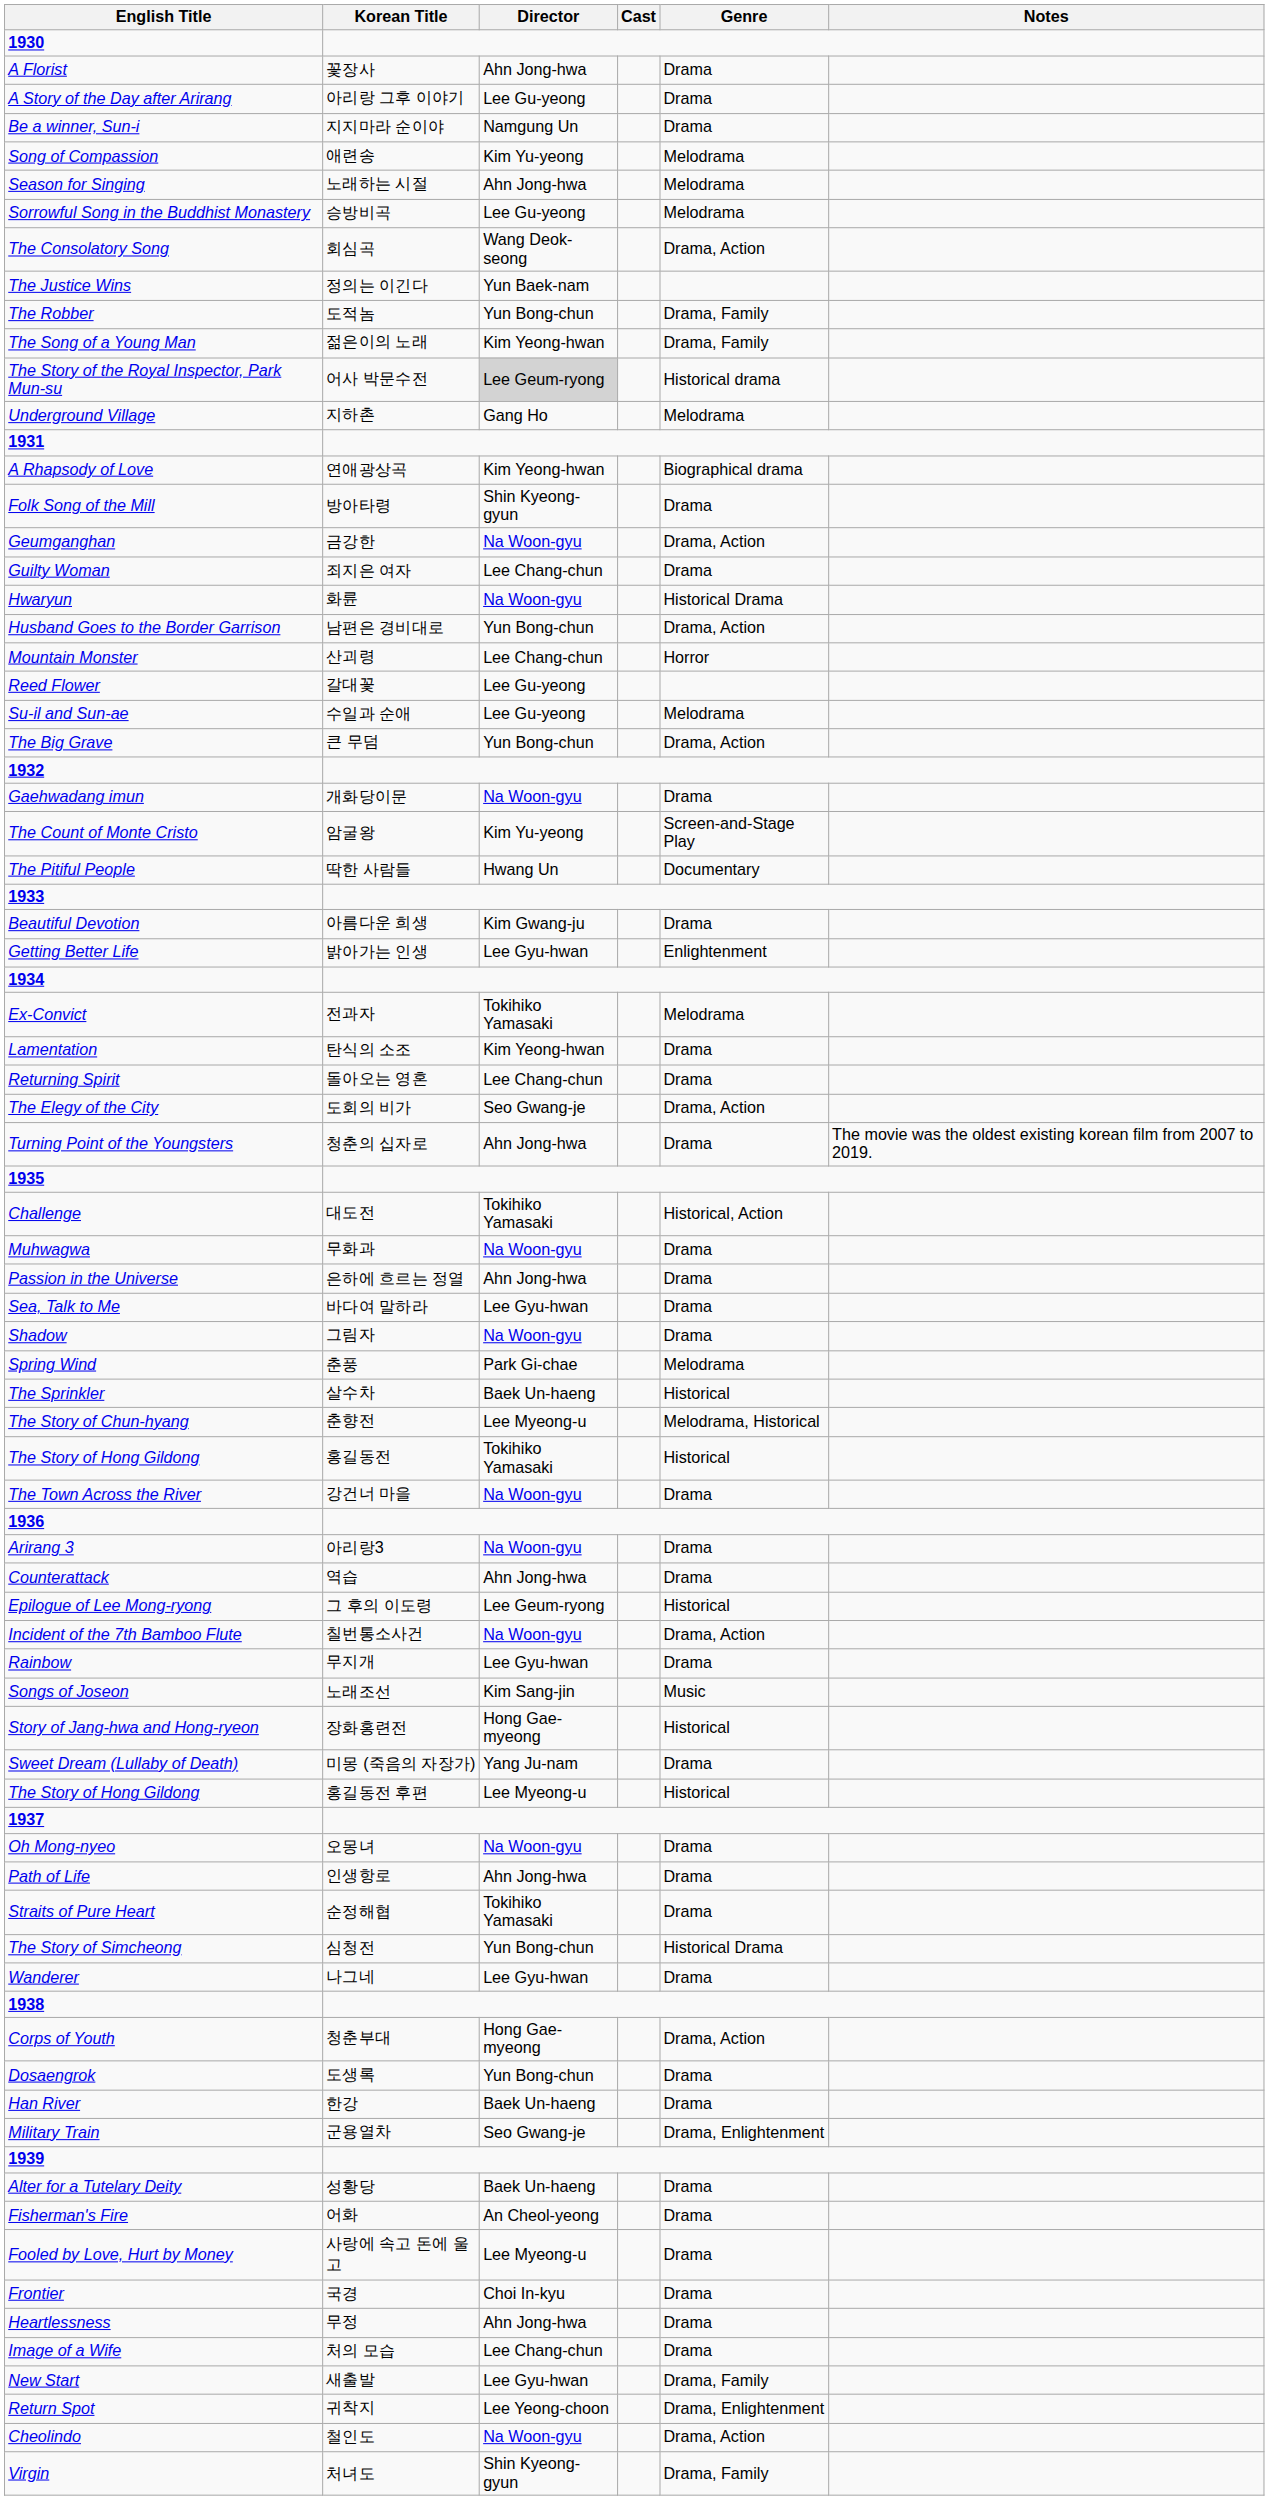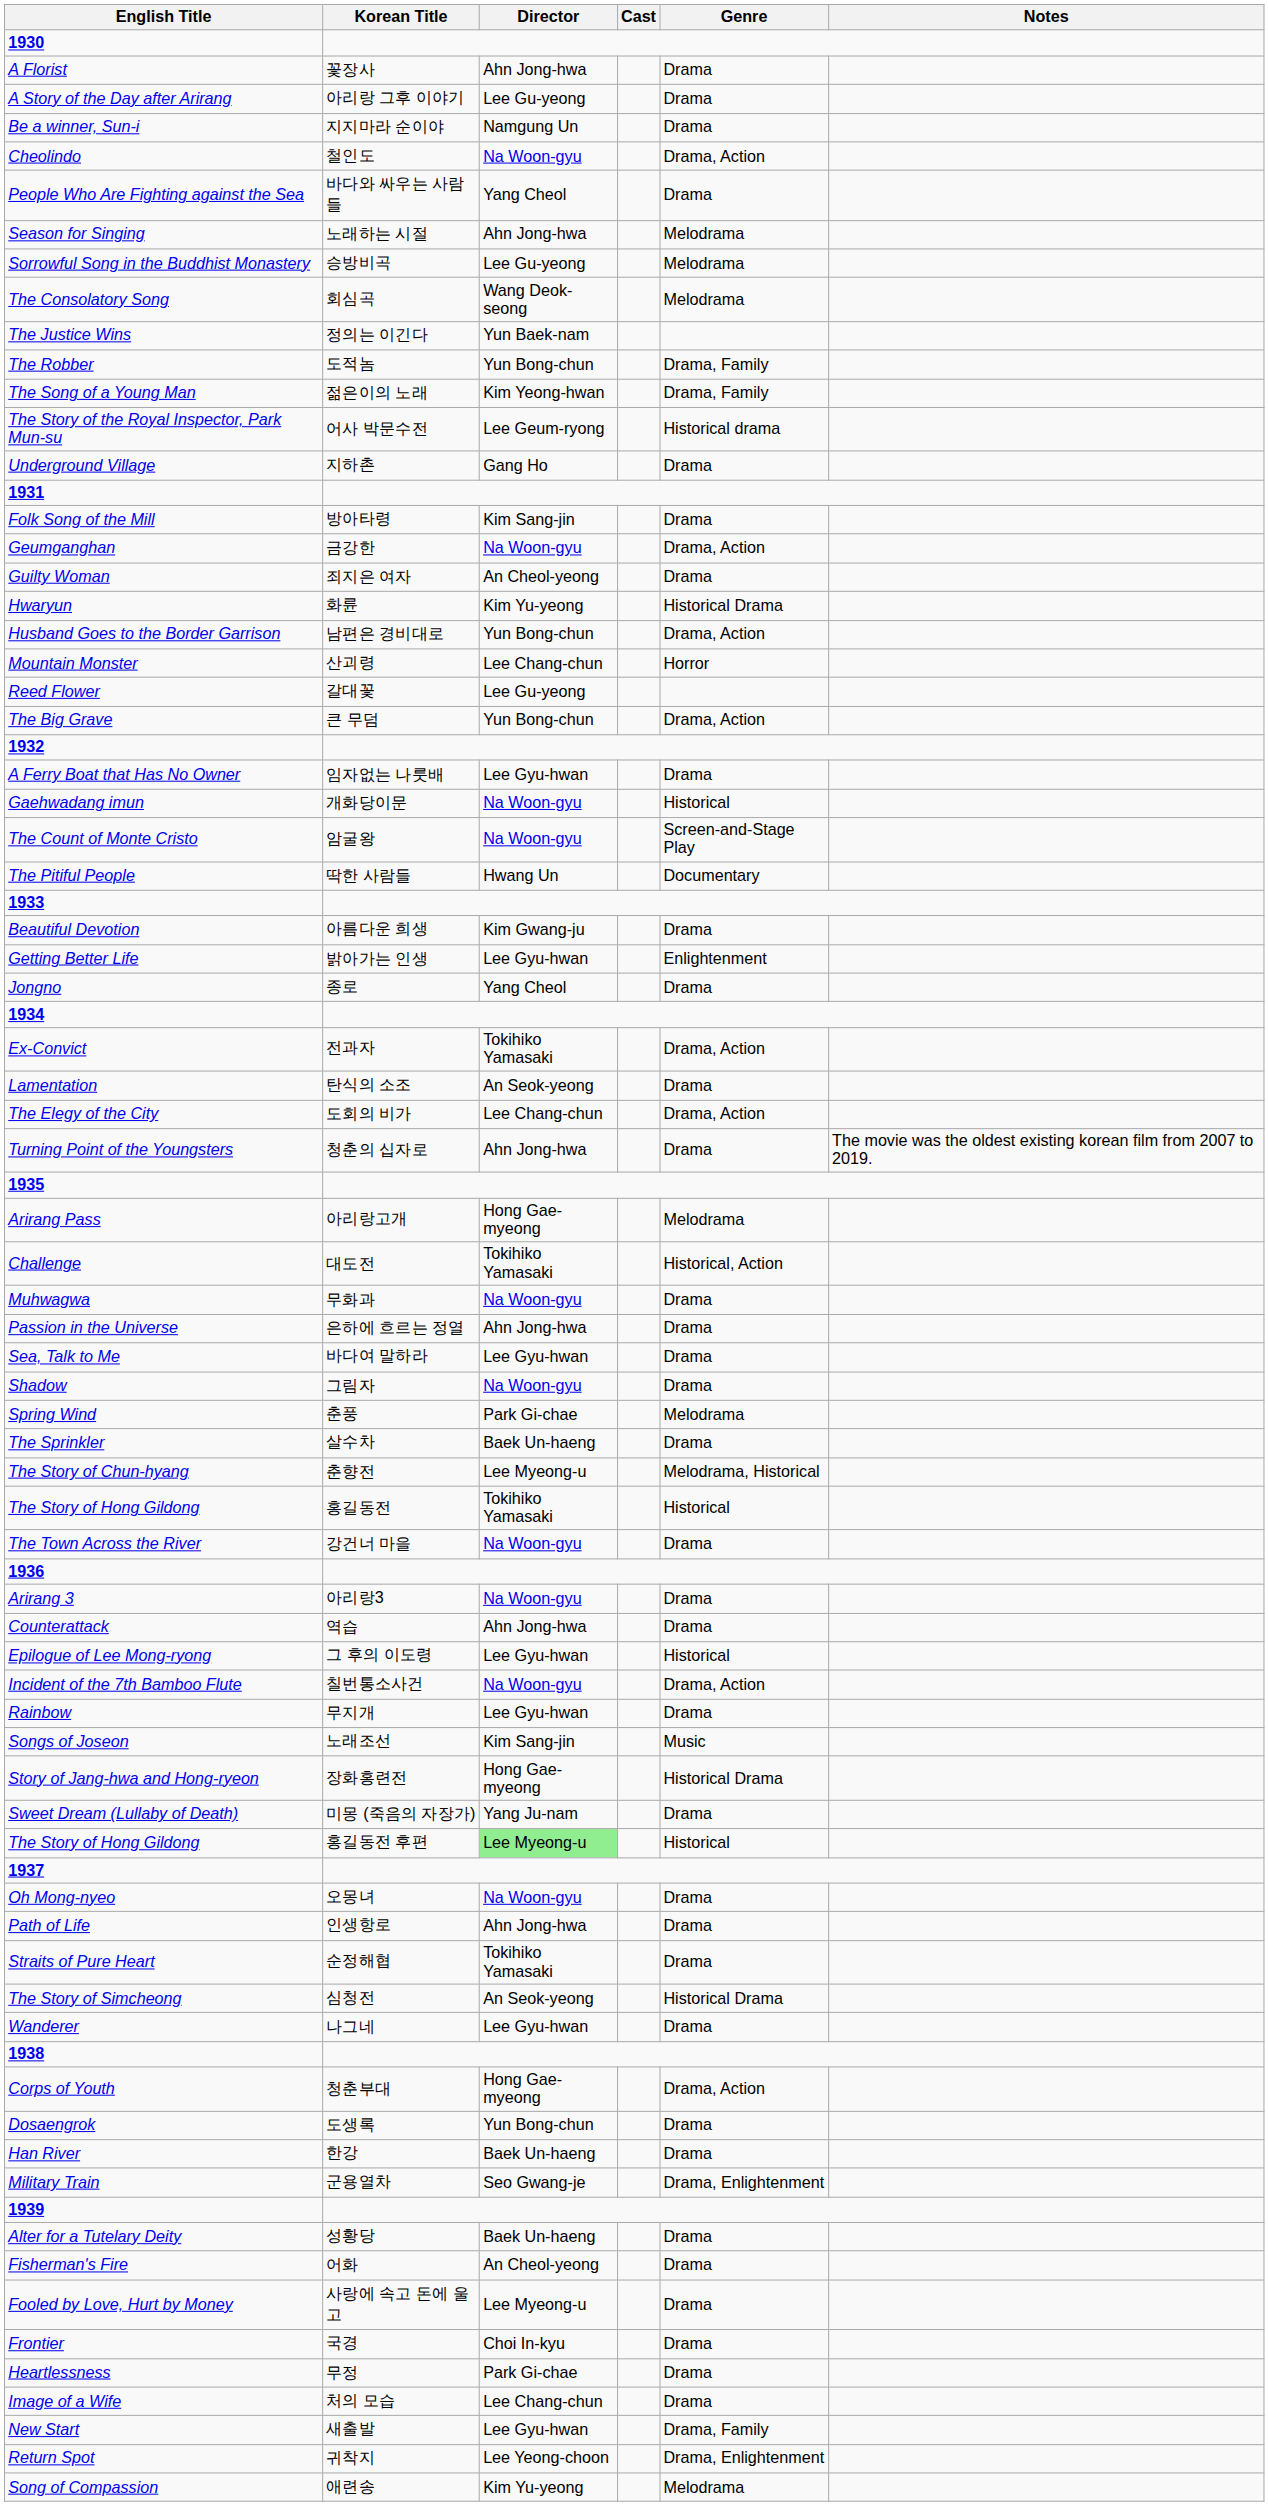rows swapped: (45, 2437) <-> (83, 156)
+ row: (156, 195)
(714, 249) Drama, Action -> (704, 299) Melodrama
(544, 379) lightgrey background -> (544, 429) no background
(704, 415) Melodrama -> (688, 465) Drama
- row: (81, 469)
(532, 506) Shin Kyeong-gyun -> (529, 519) Kim Sang-jin
(543, 571) Lee Chang-chun -> (541, 577) An Cheol-yeong
(532, 599) Na Woon-gyu -> (533, 605) Kim Yu-yeong
- row: (68, 714)
+ row: (124, 774)
(688, 797) Drama -> (697, 803) Historical
(533, 833) Kim Yu-yeong -> (532, 839) Na Woon-gyu
+ row: (35, 987)
(704, 1014) Melodrama -> (714, 1049) Drama, Action
(544, 1050) Kim Yeong-hwan -> (538, 1085) An Seok-yeong
- row: (64, 1079)
(534, 1108) Seo Gwang-je -> (543, 1114) Lee Chang-chun
+ row: (54, 1219)
(697, 1393) Historical -> (688, 1443) Drama
(544, 1606) Lee Geum-ryong -> (536, 1655) Lee Gyu-hwan
(697, 1728) Historical -> (723, 1778) Historical Drama
(535, 1793) no background -> (535, 1843) lightgreen background
(538, 1948) Yun Bong-chun -> (538, 1998) An Seok-yeong
(535, 2322) Ahn Jong-hwa -> (530, 2372) Park Gi-chae
- row: (29, 2473)
